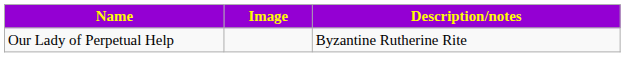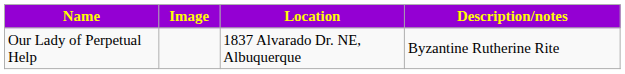+ column: (312, 16)
